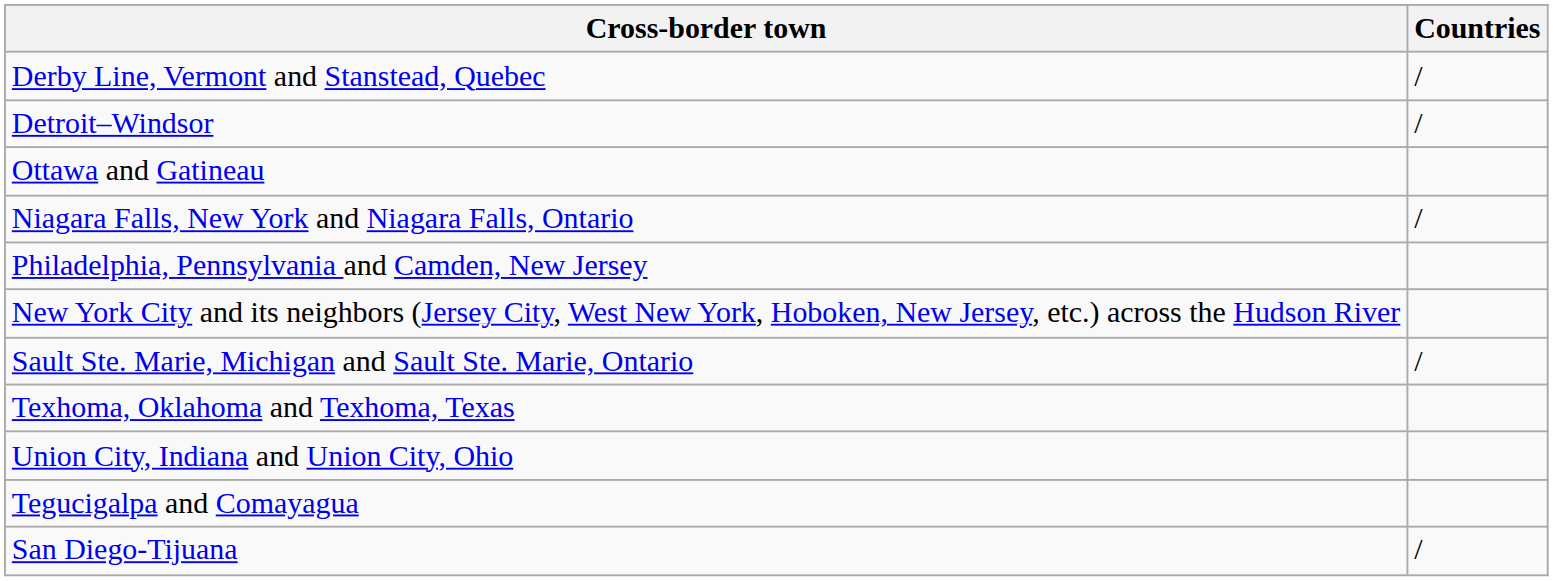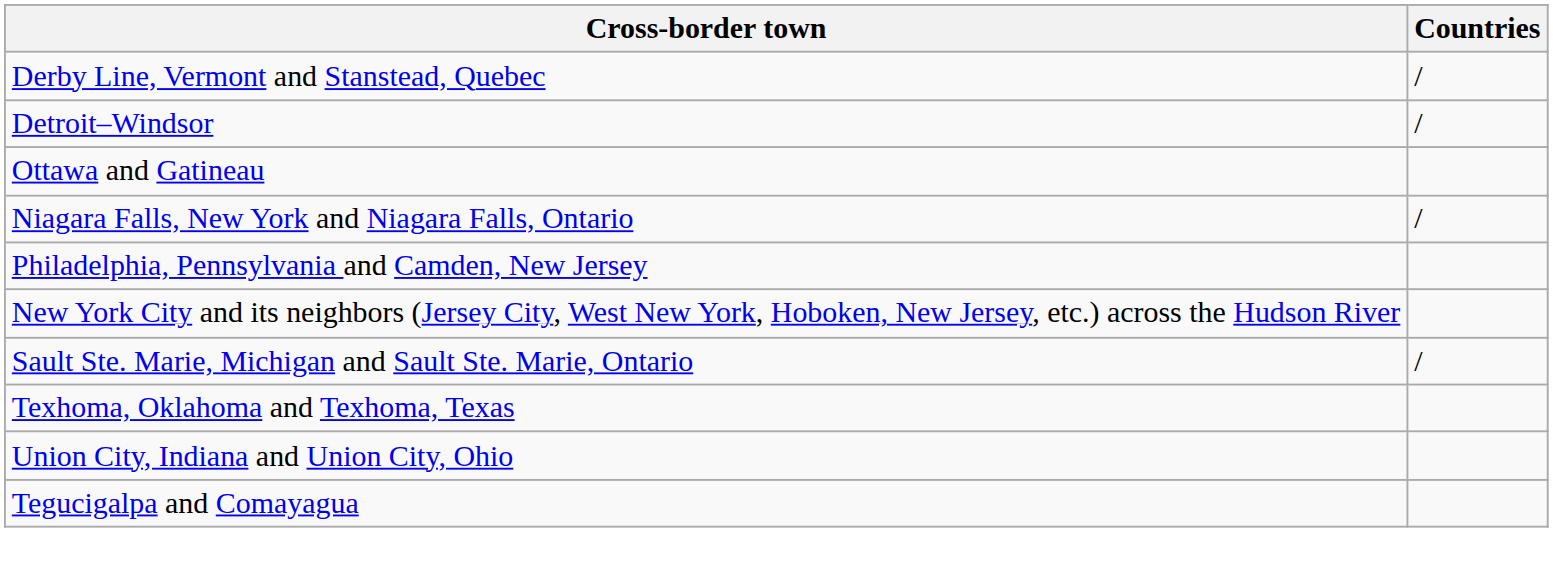- row: (125, 550)
